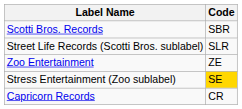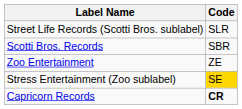rows swapped: (55, 29) <-> (105, 46)
(216, 96) normal -> (216, 96) bold
